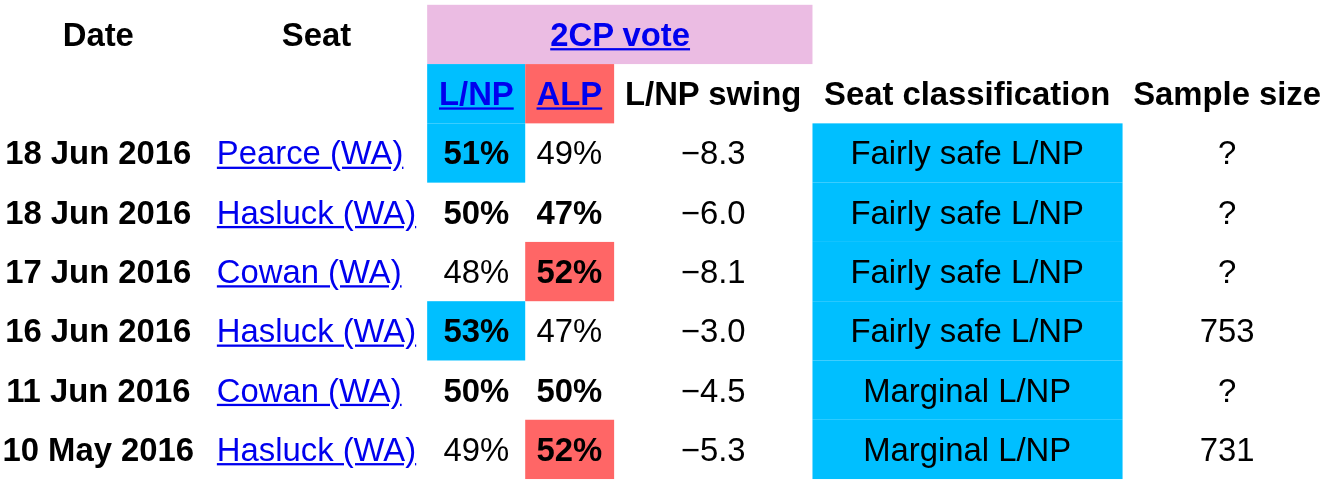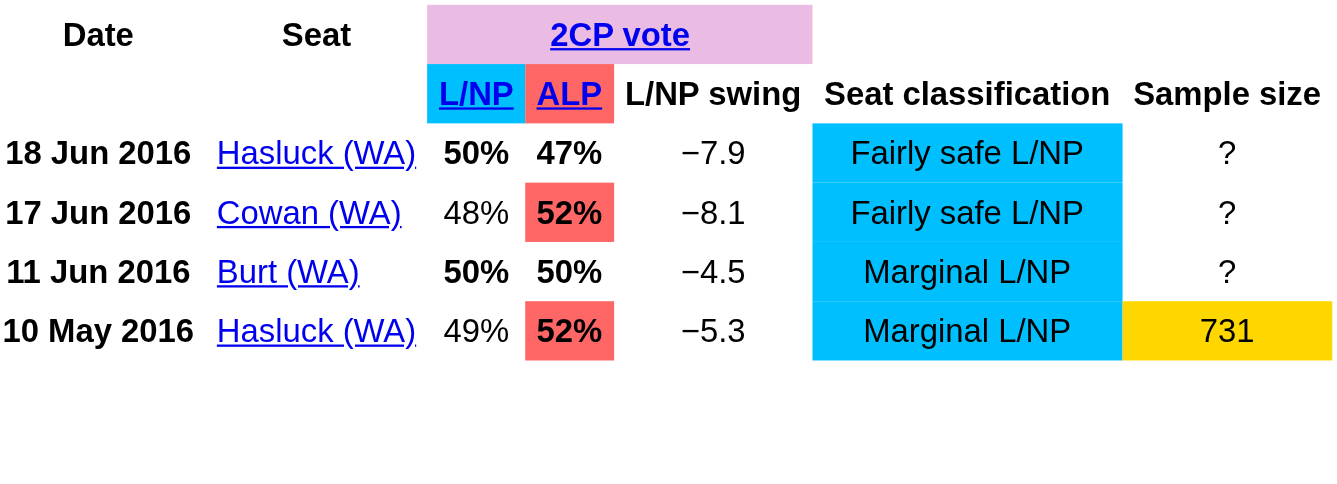- row: (98, 153)
(713, 212) −6.0 -> (713, 153) −7.9
- row: (98, 331)
(309, 390) Cowan (WA) -> (288, 272) Burt (WA)
(1227, 449) no background -> (1227, 331) gold background
